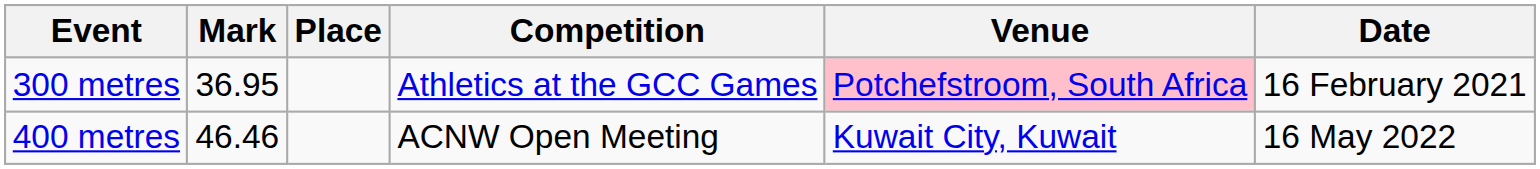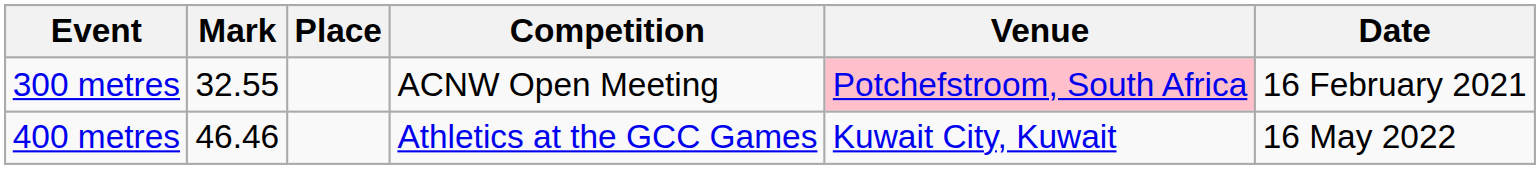(237, 84) 36.95 -> (237, 84) 32.55
(607, 84) Athletics at the GCC Games -> (558, 84) ACNW Open Meeting
(558, 137) ACNW Open Meeting -> (607, 137) Athletics at the GCC Games
